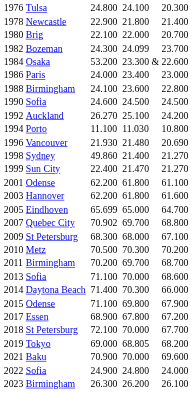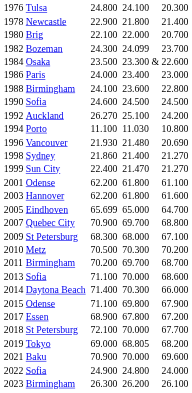(104, 62) 53.200 -> (104, 62) 23.500
(104, 156) 49.860 -> (104, 156) 21.860
(104, 223) 70.902 -> (104, 223) 70.900
